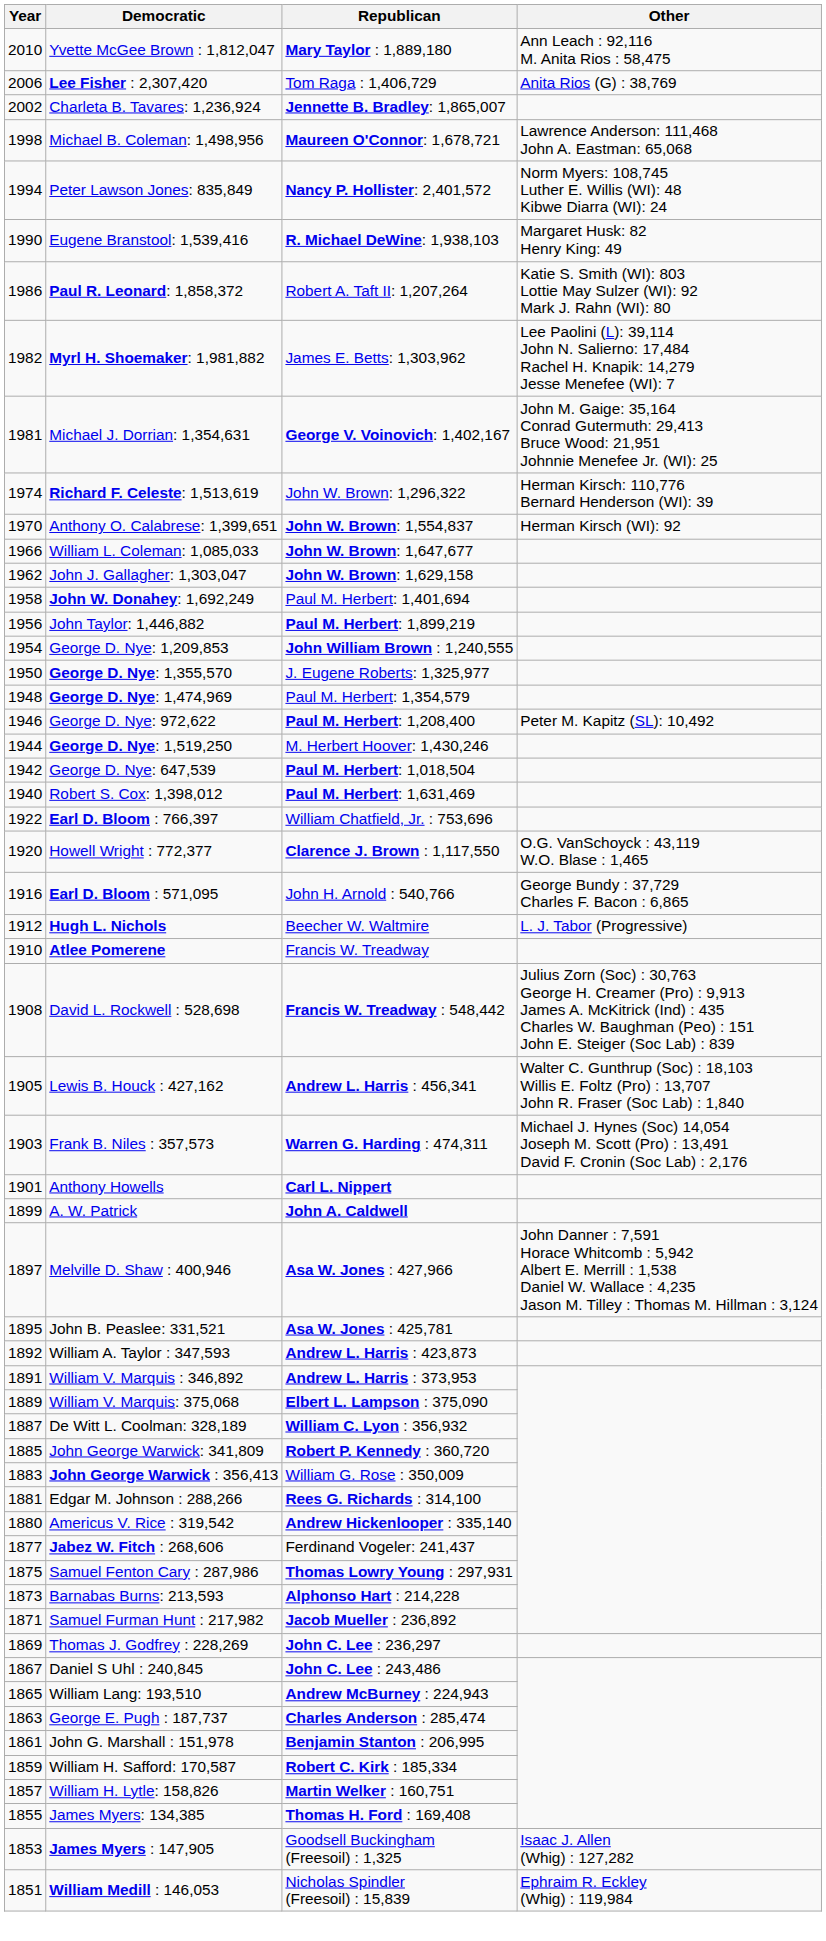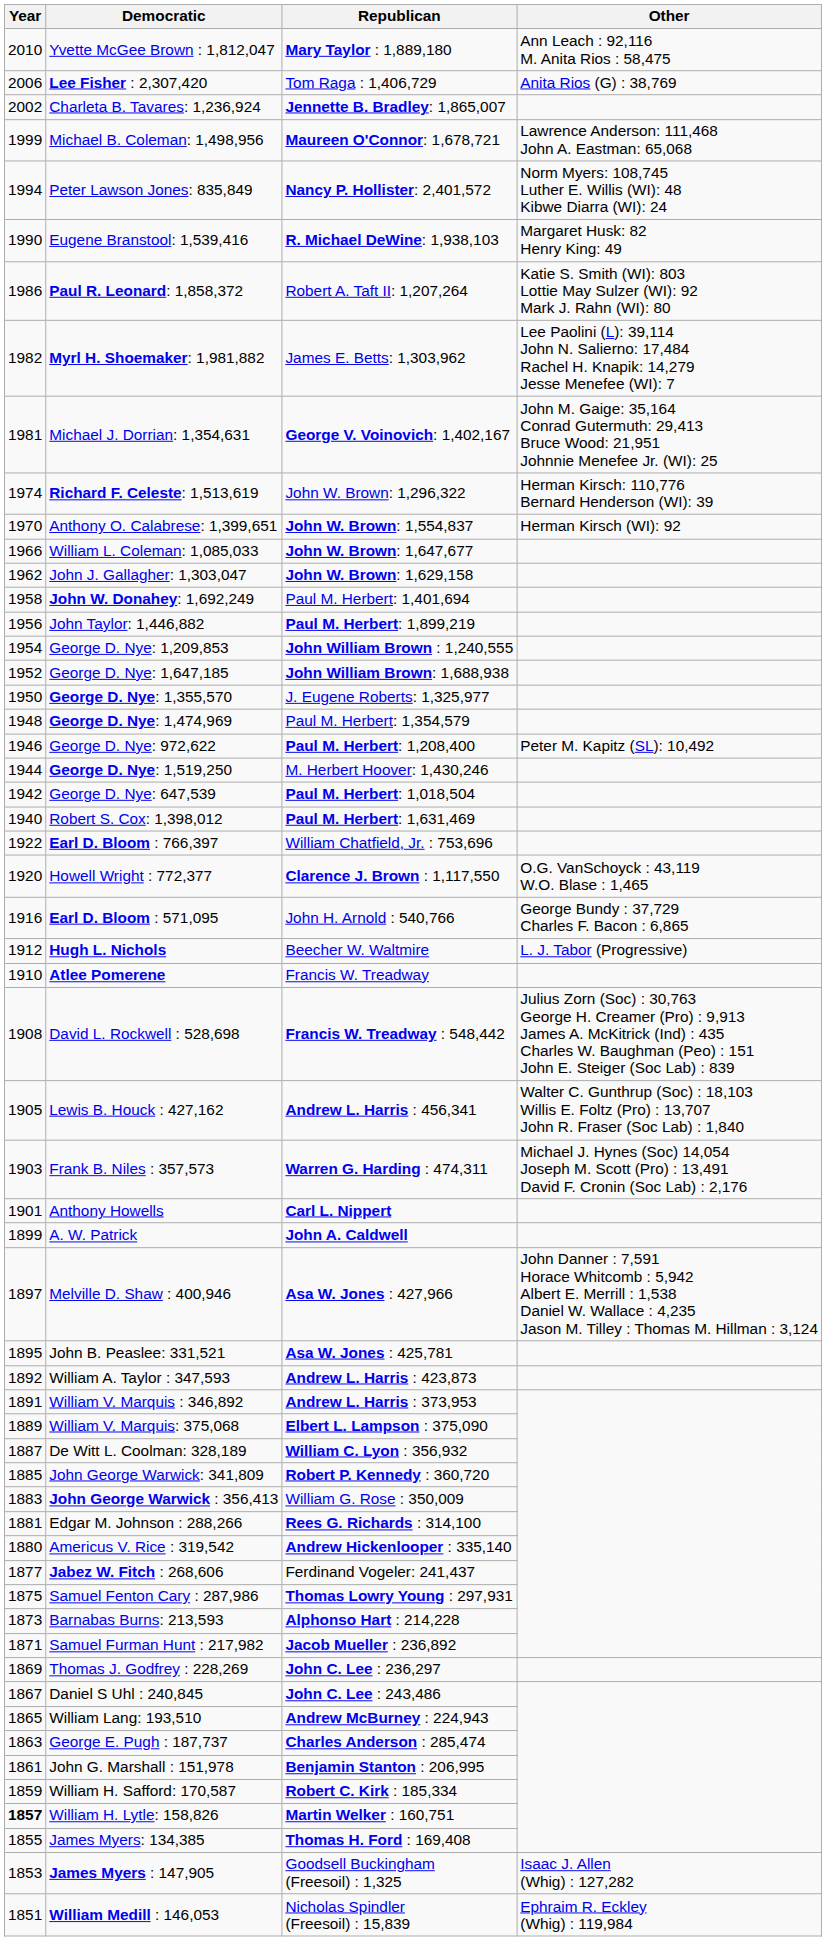(25, 140) 1998 -> (25, 140) 1999
+ row: (139, 672)
(25, 1791) normal -> (25, 1815) bold
